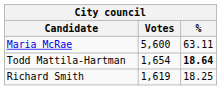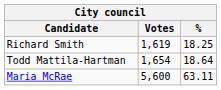rows swapped: (39, 45) <-> (45, 77)
(198, 61) bold -> (198, 61) normal
